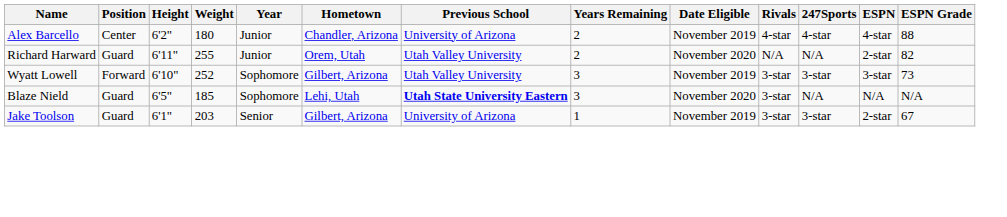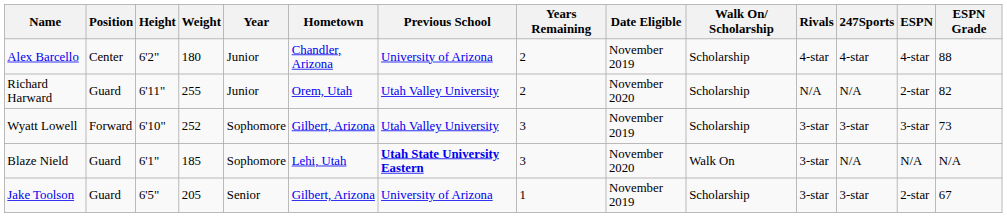+ column: (741, 21)
(162, 95) 6'5" -> (149, 160) 6'1"
(162, 116) 6'1" -> (149, 195) 6'5"
(204, 116) 203 -> (191, 195) 205
